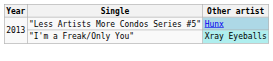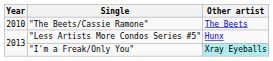+ row: (89, 24)
(214, 24) lightblue background -> (214, 37) no background
